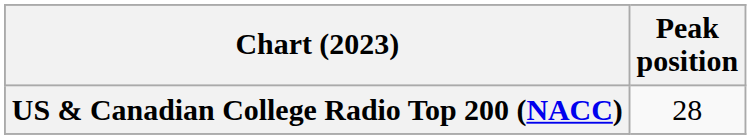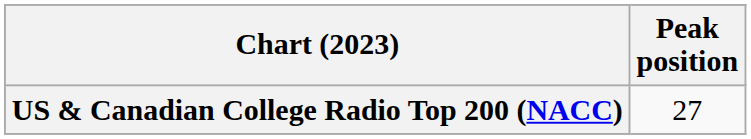(687, 109) 28 -> (687, 109) 27
